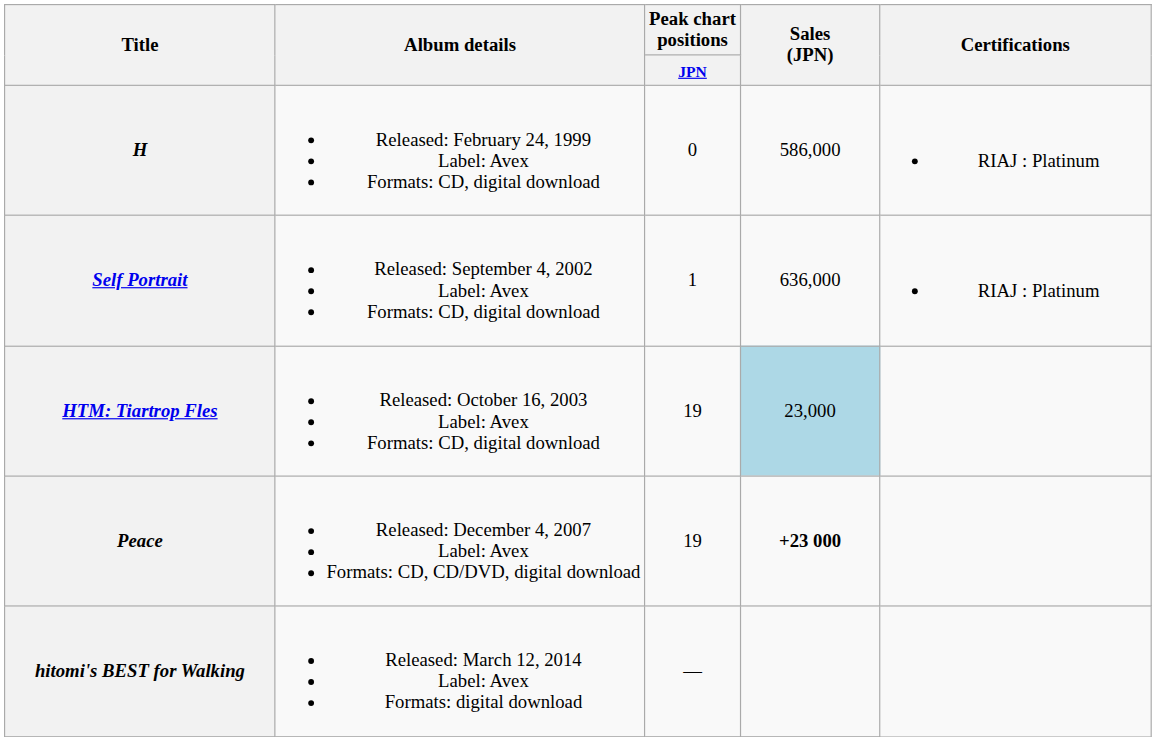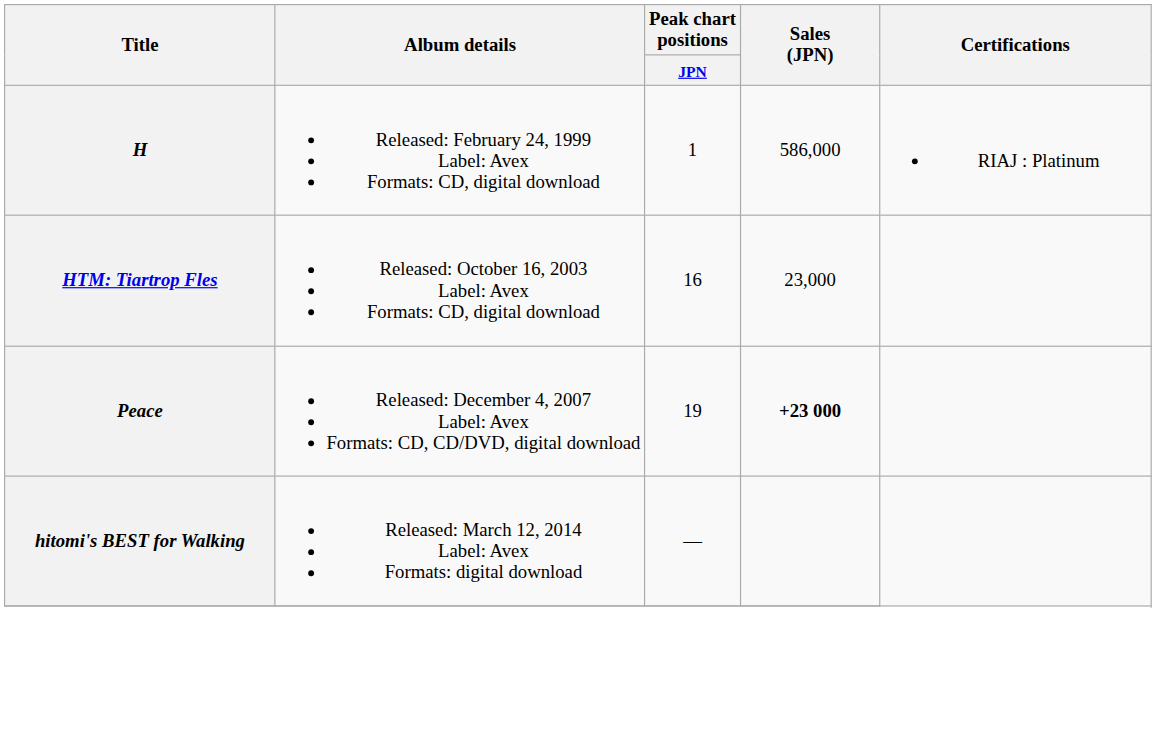(693, 150) 0 -> (693, 150) 1
- row: (140, 280)
(693, 410) 19 -> (693, 280) 16
(810, 410) lightblue background -> (810, 280) no background
